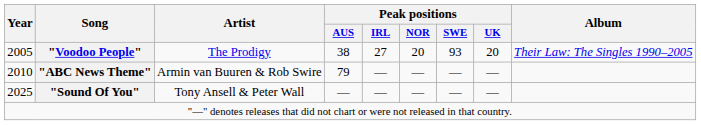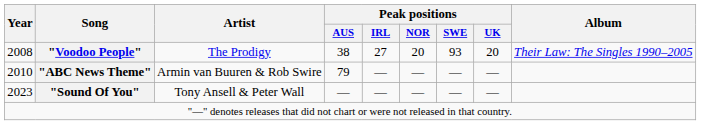(20, 52) 2005 -> (20, 52) 2008
(20, 92) 2025 -> (20, 92) 2023
